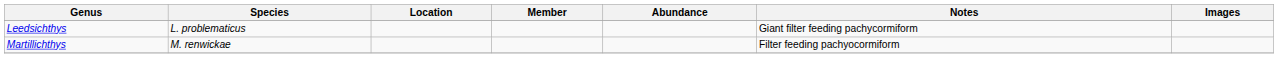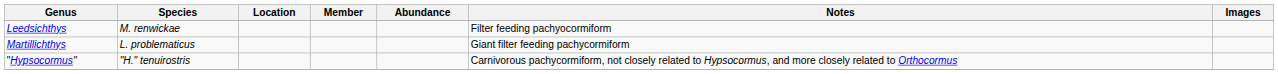(208, 28) L. problematicus -> (150, 28) M. renwickae
(838, 28) Giant filter feeding pachycormiform -> (541, 28) Filter feeding pachyocormiform
(201, 45) M. renwickae -> (157, 45) L. problematicus
(829, 45) Filter feeding pachyocormiform -> (550, 45) Giant filter feeding pachycormiform
+ row: (42, 61)
